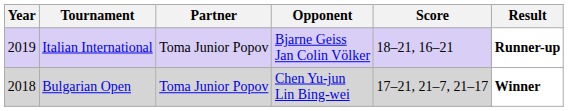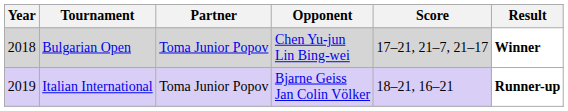rows swapped: (87, 87) <-> (97, 47)
